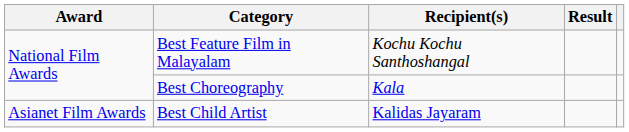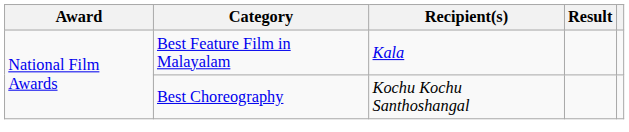(421, 52) Kochu Kochu Santhoshangal -> (388, 52) Kala
(388, 87) Kala -> (421, 96) Kochu Kochu Santhoshangal
- row: (212, 113)
